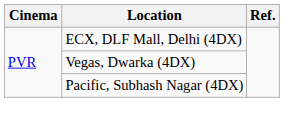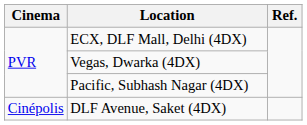+ row: (148, 108)
